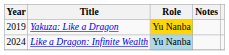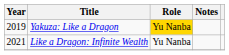(16, 42) 2024 -> (16, 42) 2021
(172, 42) lightblue background -> (172, 42) no background
